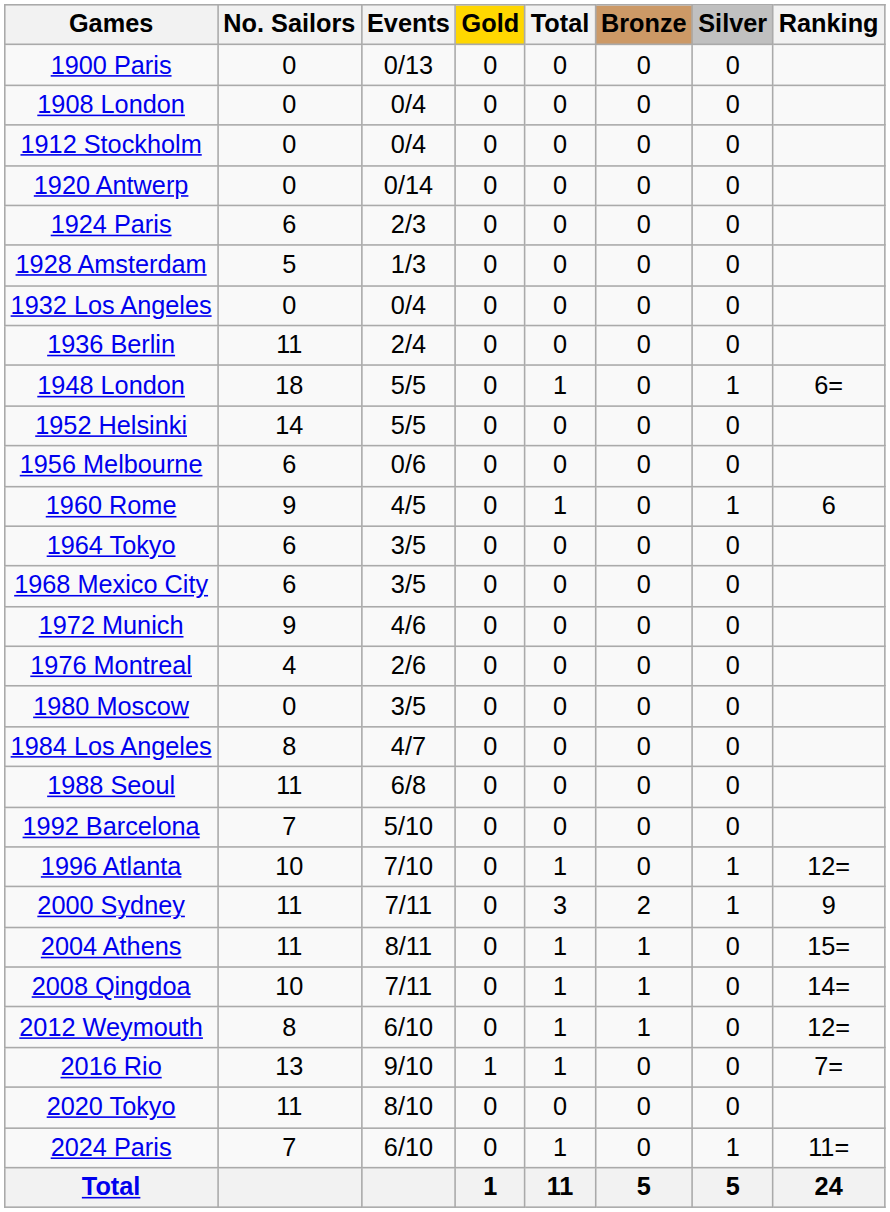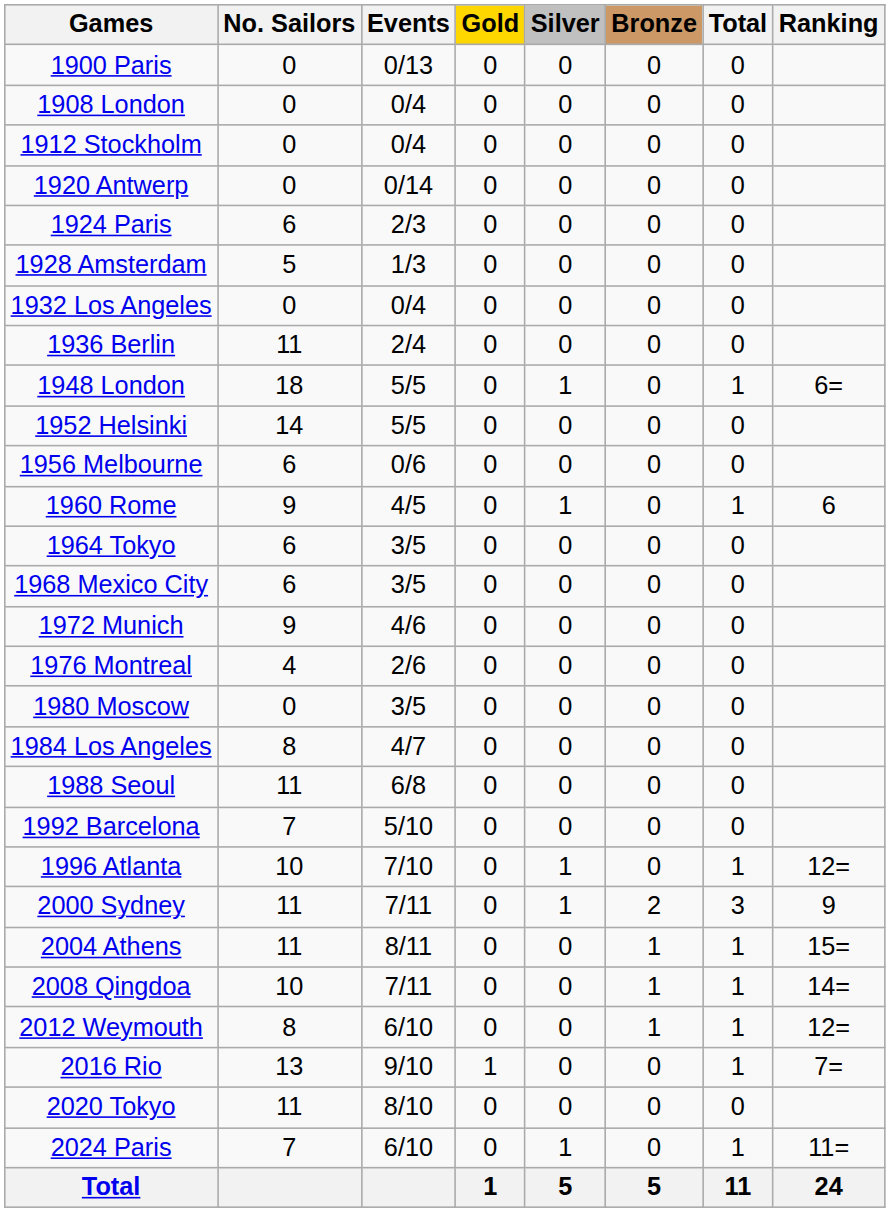columns swapped: (733, 24) <-> (560, 24)
